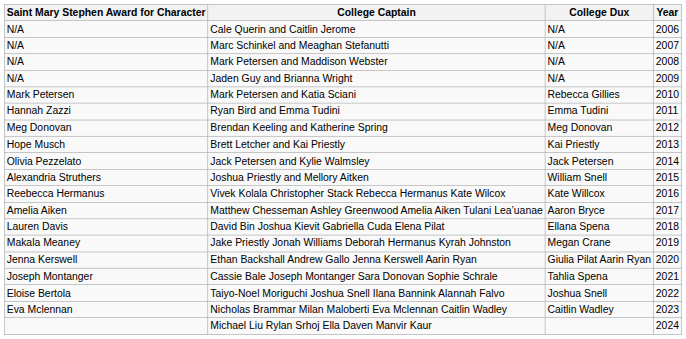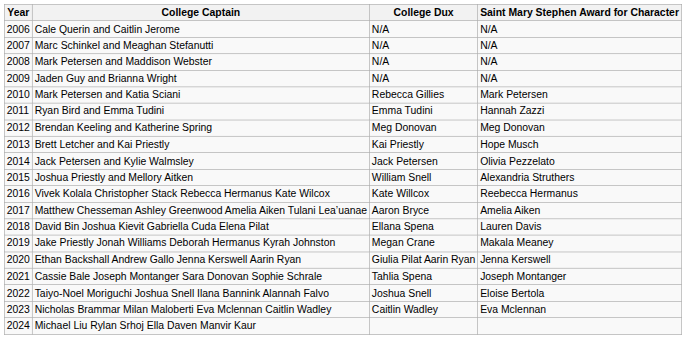columns swapped: (667, 12) <-> (106, 12)
